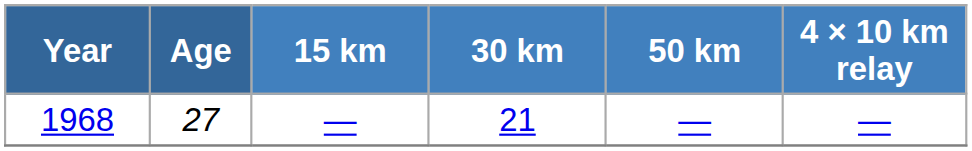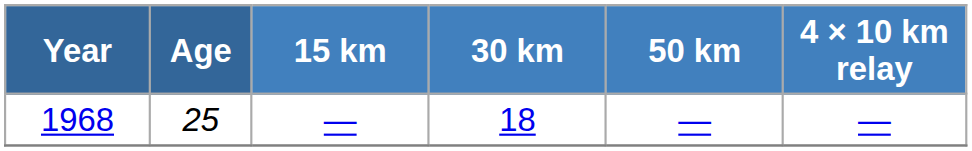(201, 120) 27 -> (201, 120) 25
(517, 120) 21 -> (517, 120) 18
